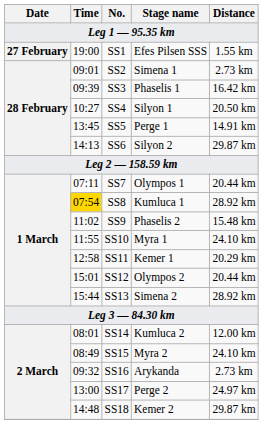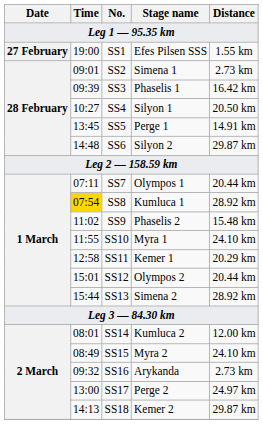(86, 145) 14:13 -> (86, 145) 14:48
(86, 409) 14:48 -> (86, 409) 14:13
